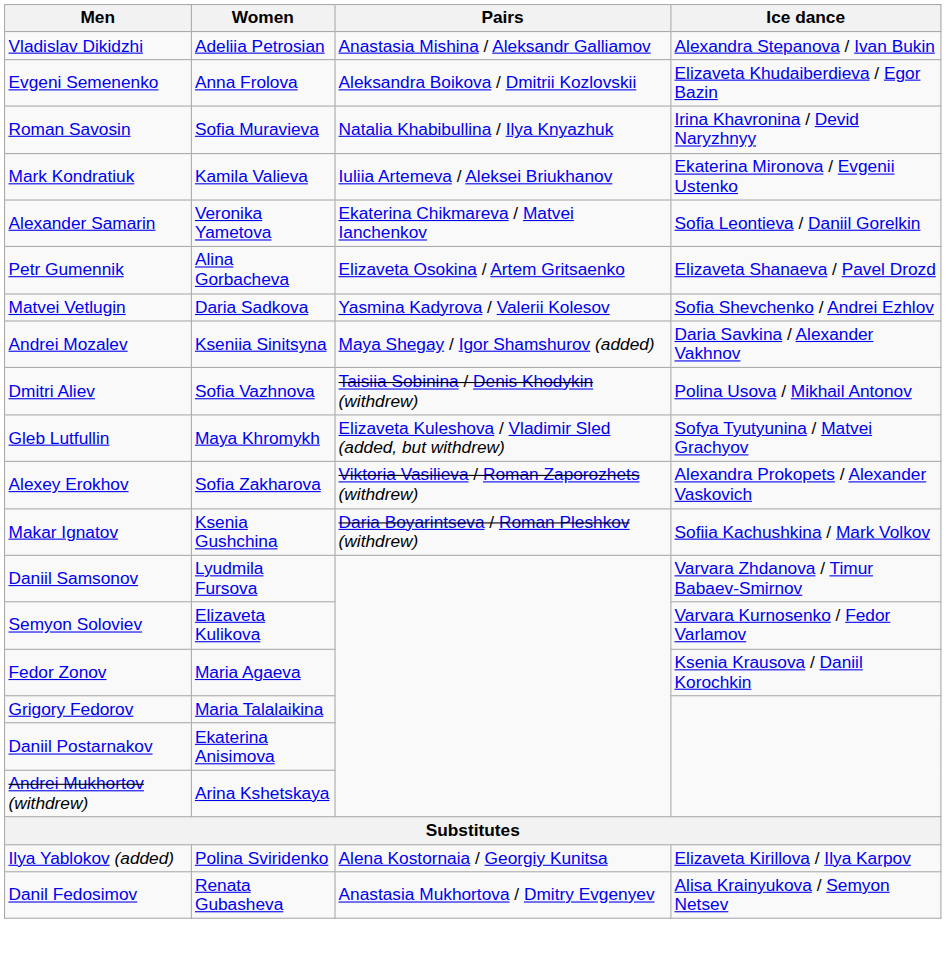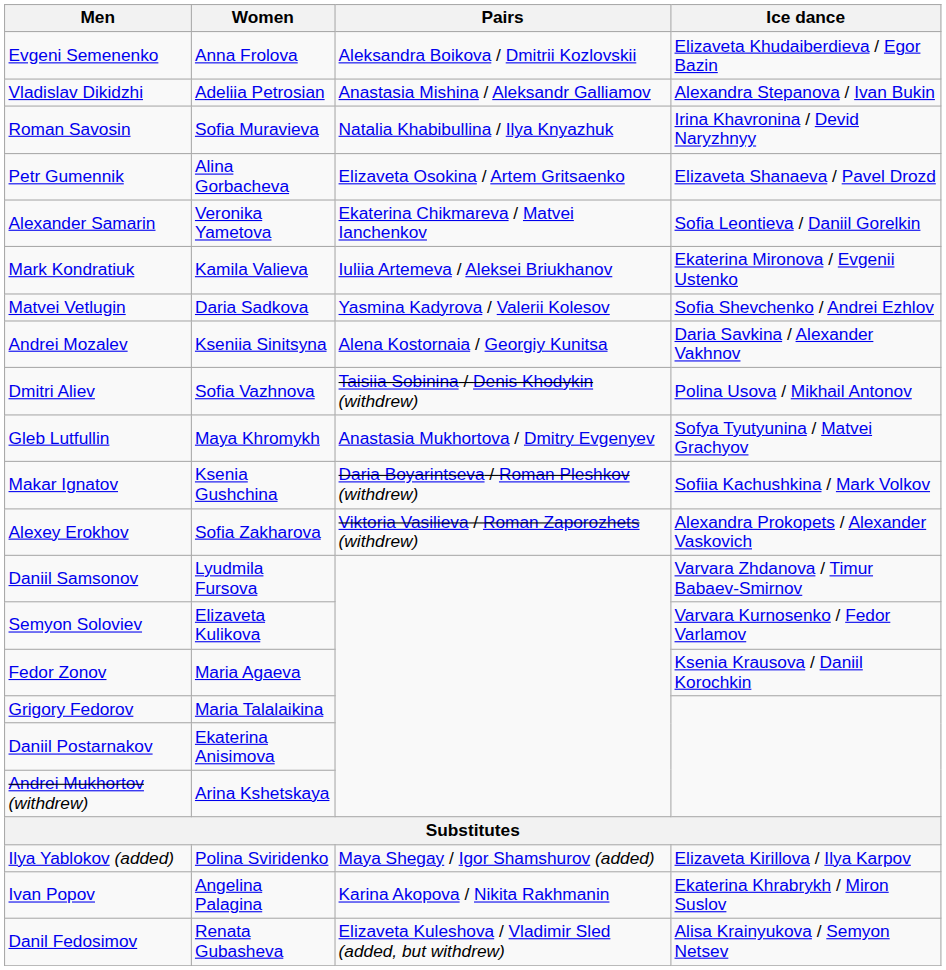rows swapped: (76, 45) <-> (83, 82)
rows swapped: (66, 270) <-> (71, 176)
(497, 344) Maya Shegay / Igor Shamshurov (added) -> (473, 344) Alena Kostornaia / Georgiy Kunitsa
(474, 438) Elizaveta Kuleshova / Vladimir Sled (added, but withdrew) -> (497, 438) Anastasia Mukhortova / Dmitry Evgenyev
rows swapped: (63, 531) <-> (69, 484)
(473, 857) Alena Kostornaia / Georgiy Kunitsa -> (497, 857) Maya Shegay / Igor Shamshurov (added)
+ row: (52, 895)
(497, 895) Anastasia Mukhortova / Dmitry Evgenyev -> (474, 941) Elizaveta Kuleshova / Vladimir Sled (added, but withdrew)
